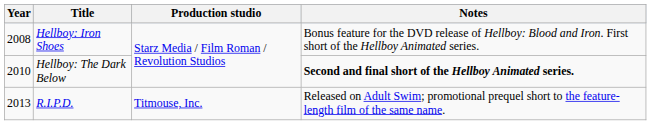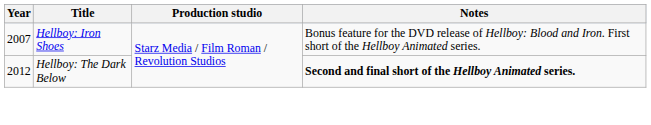(19, 39) 2008 -> (19, 39) 2007
(19, 71) 2010 -> (19, 71) 2012
- row: (55, 103)
